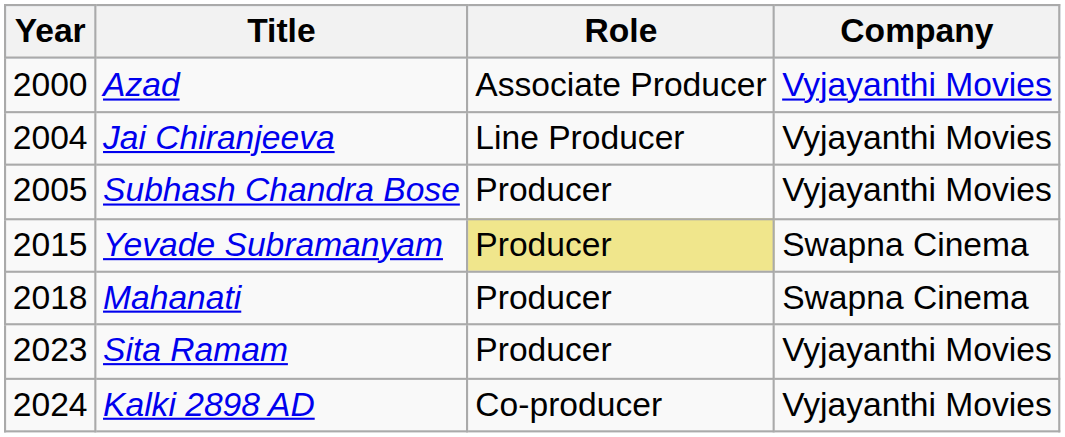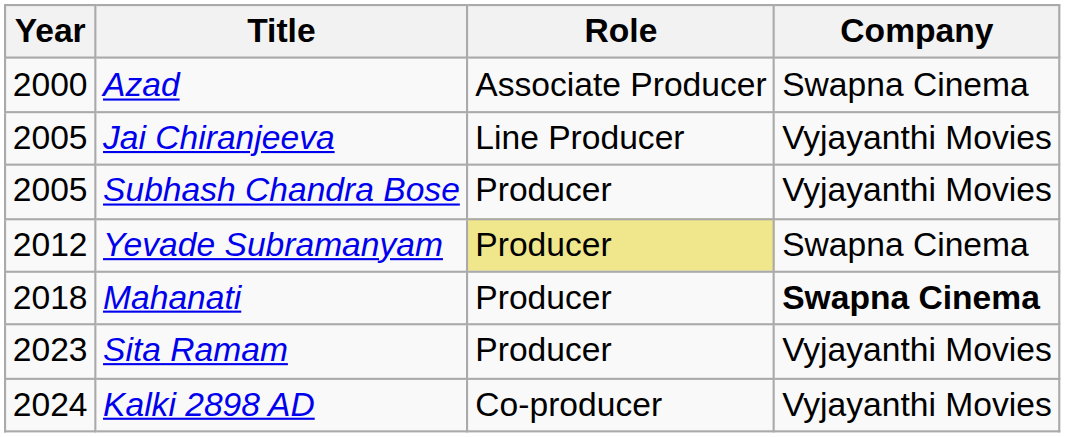(917, 84) Vyjayanthi Movies -> (905, 84) Swapna Cinema
(50, 137) 2004 -> (50, 137) 2005
(50, 244) 2015 -> (50, 244) 2012
(905, 297) normal -> (911, 297) bold
